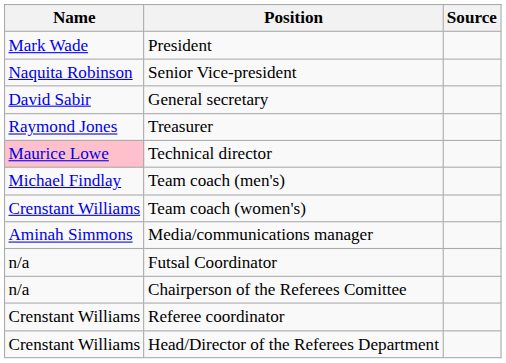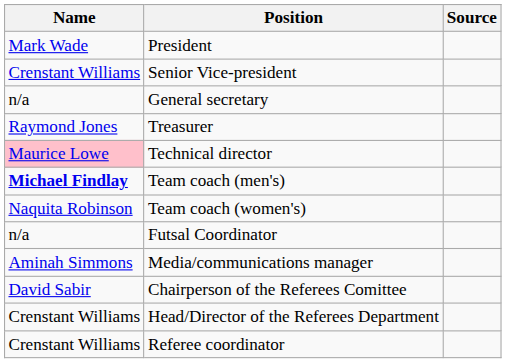(71, 72) Naquita Robinson -> (74, 72) Crenstant Williams
(50, 99) David Sabir -> (19, 99) n/a
(65, 180) normal -> (68, 180) bold
(74, 208) Crenstant Williams -> (71, 208) Naquita Robinson
rows swapped: (260, 235) <-> (212, 262)
(19, 289) n/a -> (50, 289) David Sabir
rows swapped: (293, 343) <-> (216, 316)
